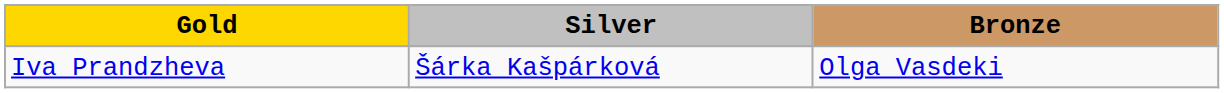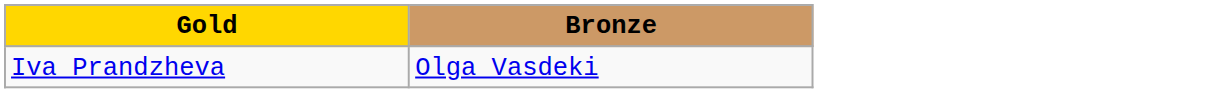- column: (611, 26)
